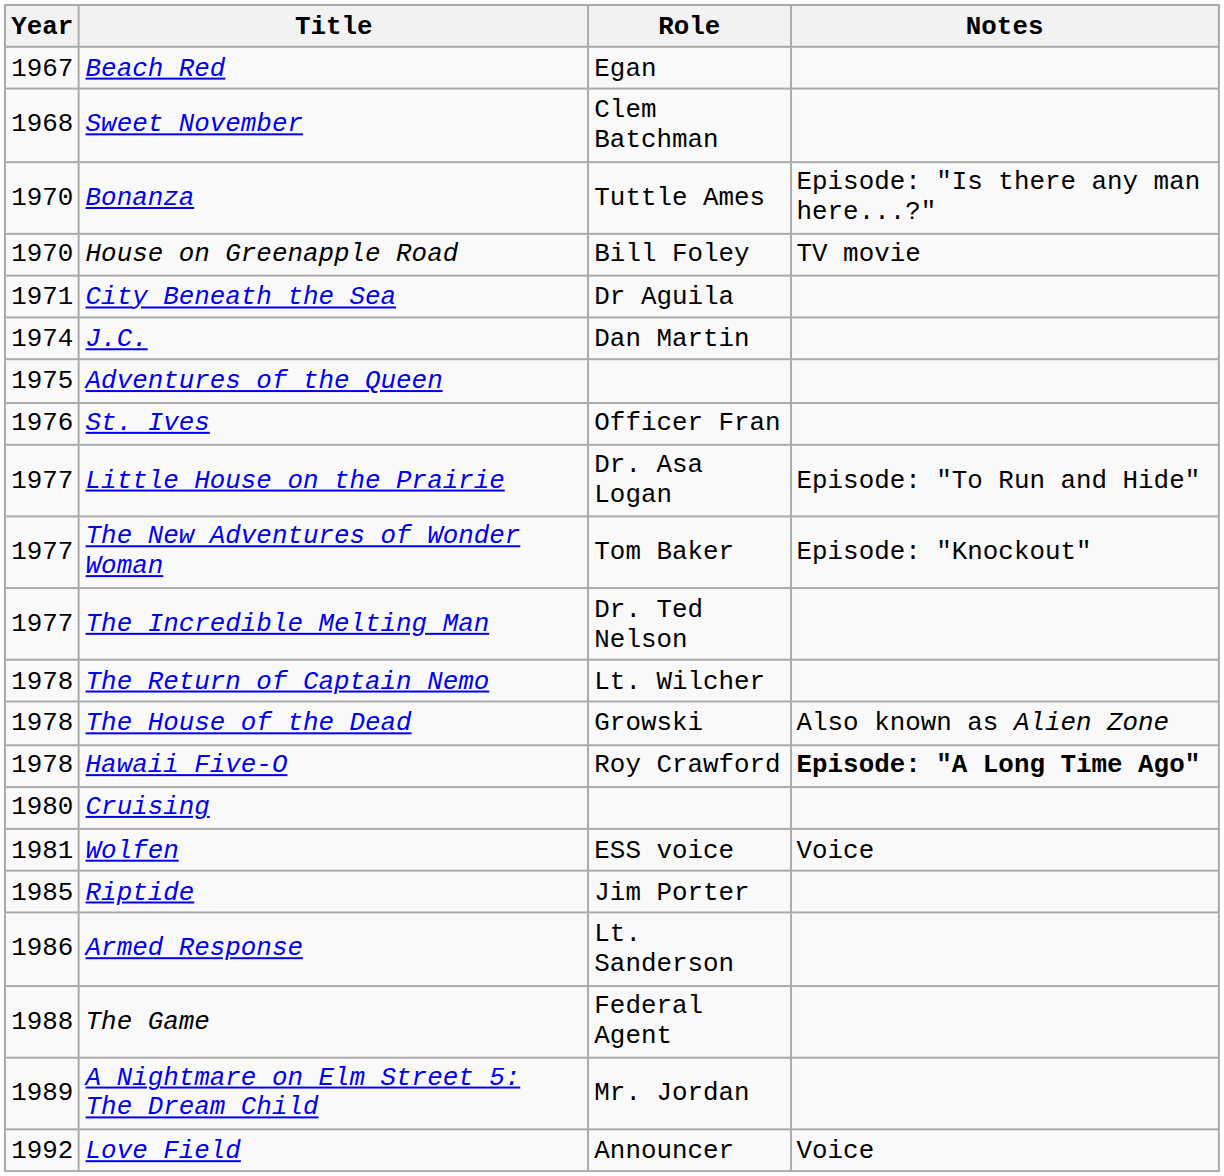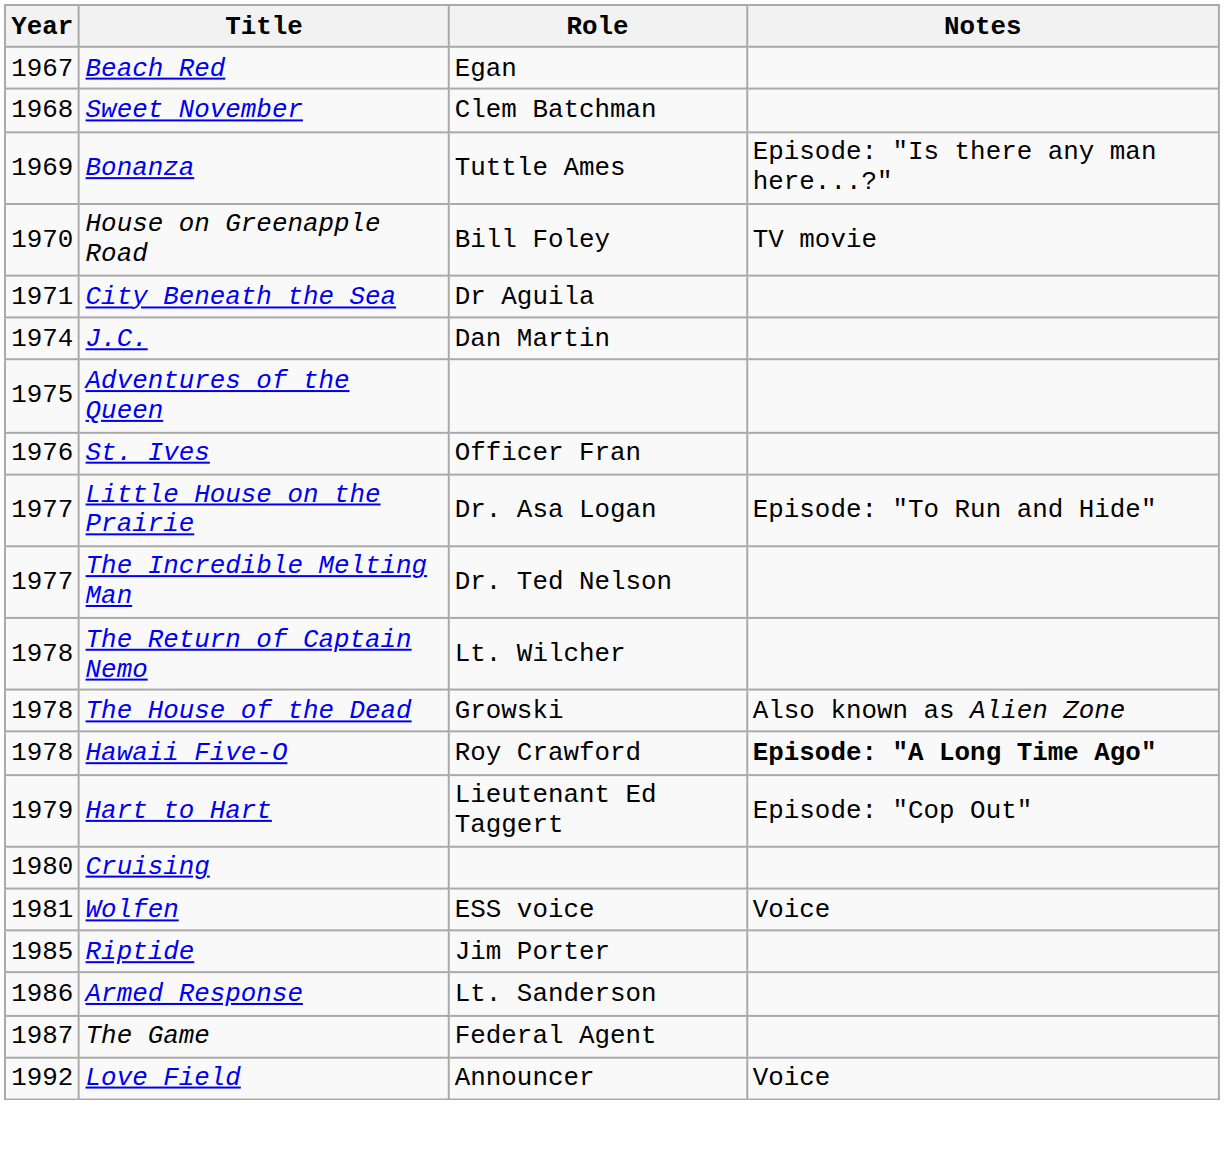(42, 197) 1970 -> (42, 167) 1969
- row: (303, 552)
+ row: (179, 810)
(42, 1021) 1988 -> (42, 1036) 1987
- row: (303, 1093)
